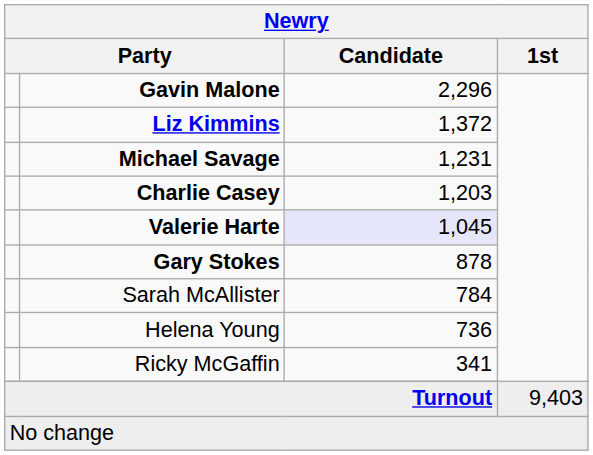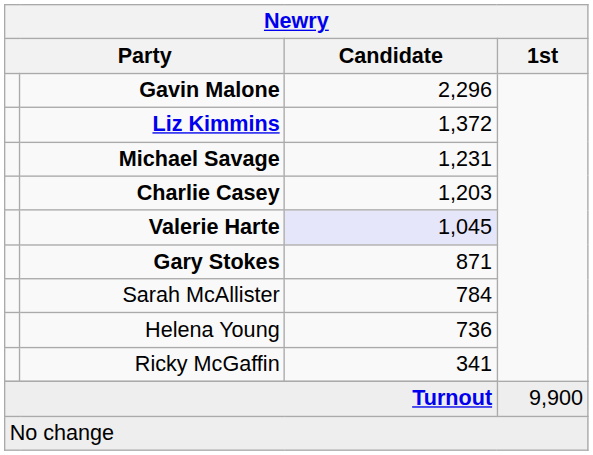(474, 261) 878 -> (474, 261) 871
(556, 398) 9,403 -> (556, 398) 9,900
